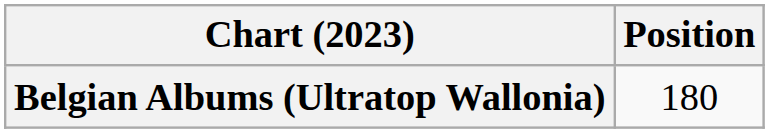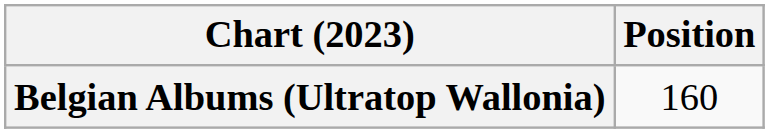(689, 95) 180 -> (689, 95) 160
